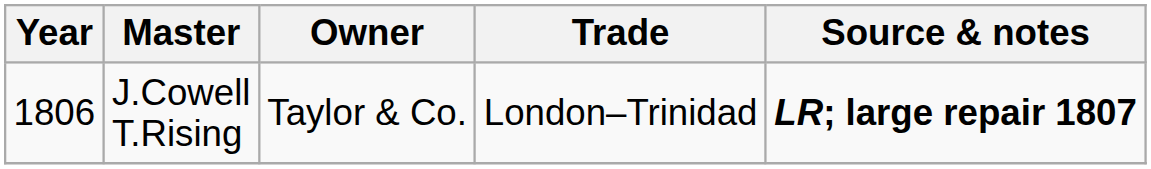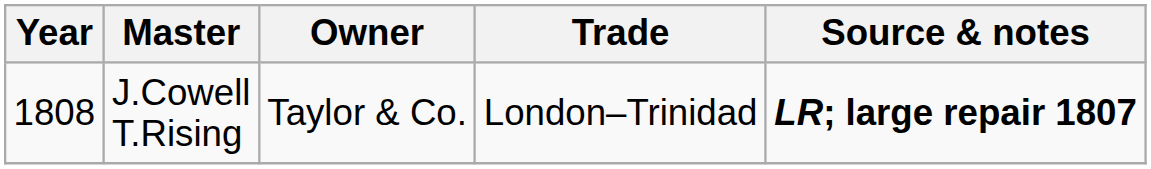(54, 112) 1806 -> (54, 112) 1808
